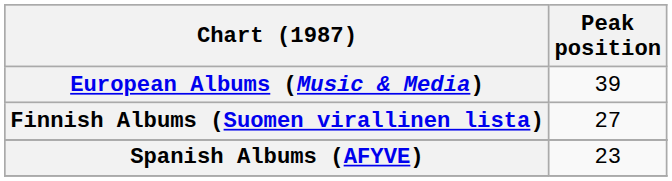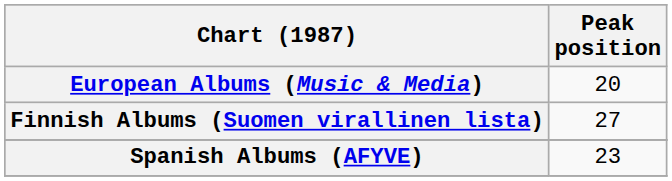(608, 85) 39 -> (608, 85) 20
